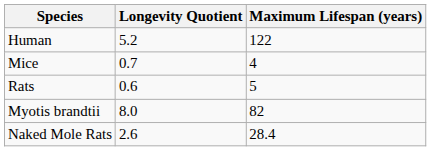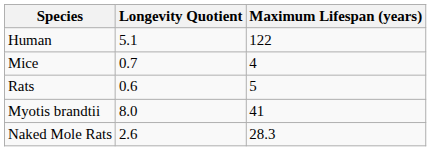(128, 39) 5.2 -> (128, 39) 5.1
(257, 110) 82 -> (257, 110) 41
(262, 134) 28.4 -> (262, 134) 28.3
